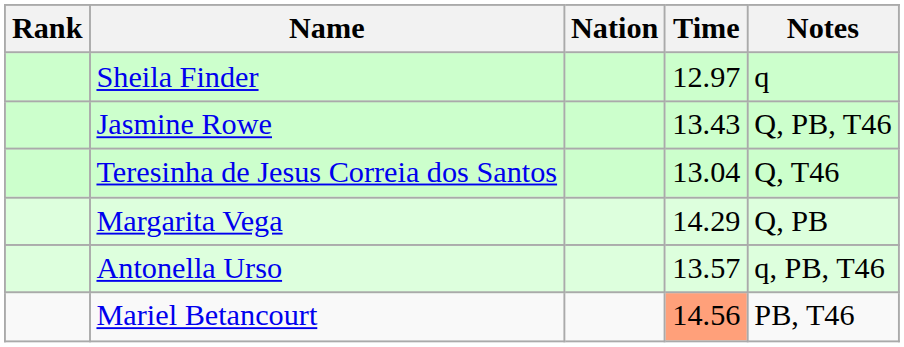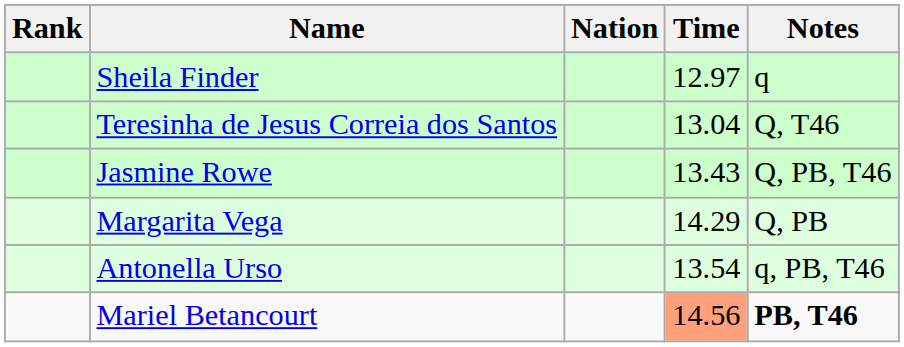rows swapped: (327, 172) <-> (184, 124)
(706, 268) 13.57 -> (706, 268) 13.54
(804, 316) normal -> (806, 316) bold
